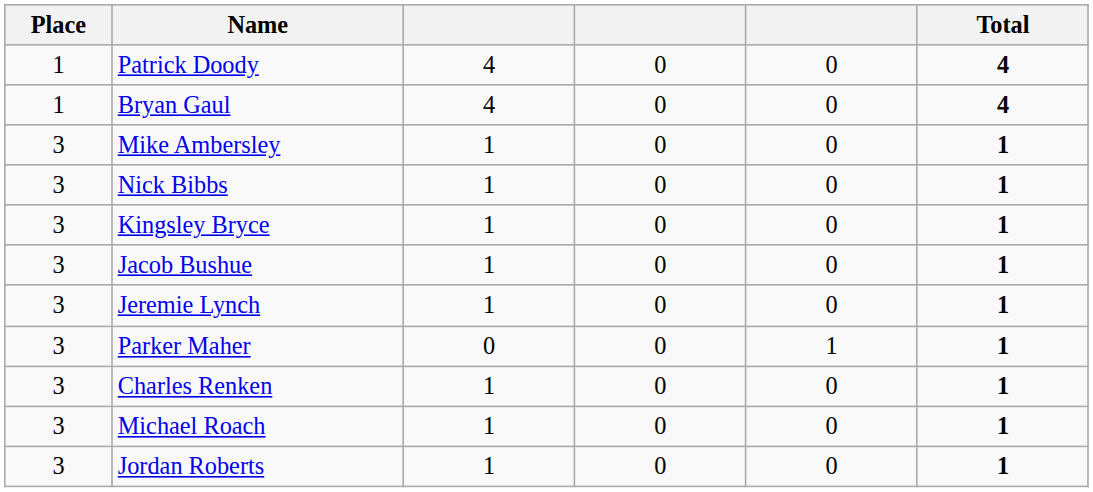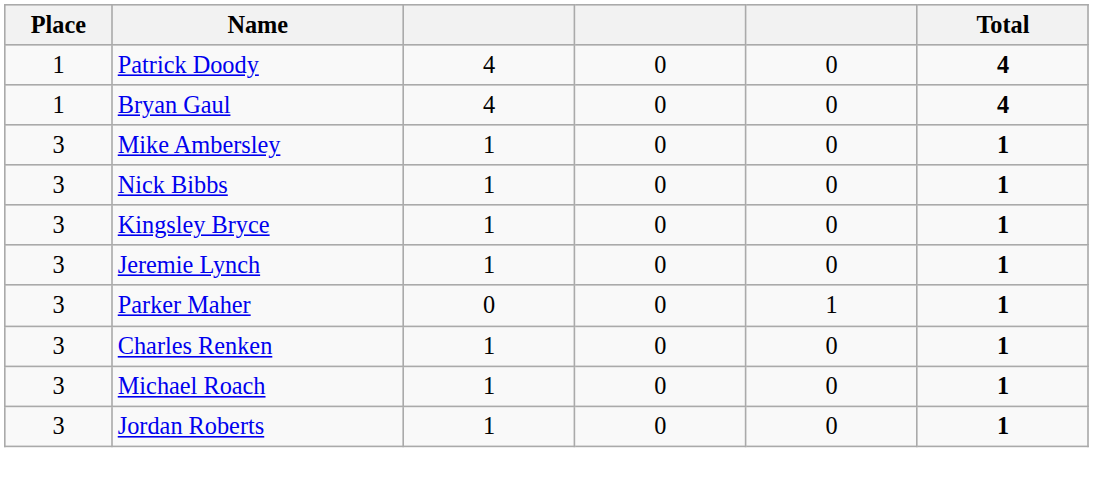- row: (185, 265)
